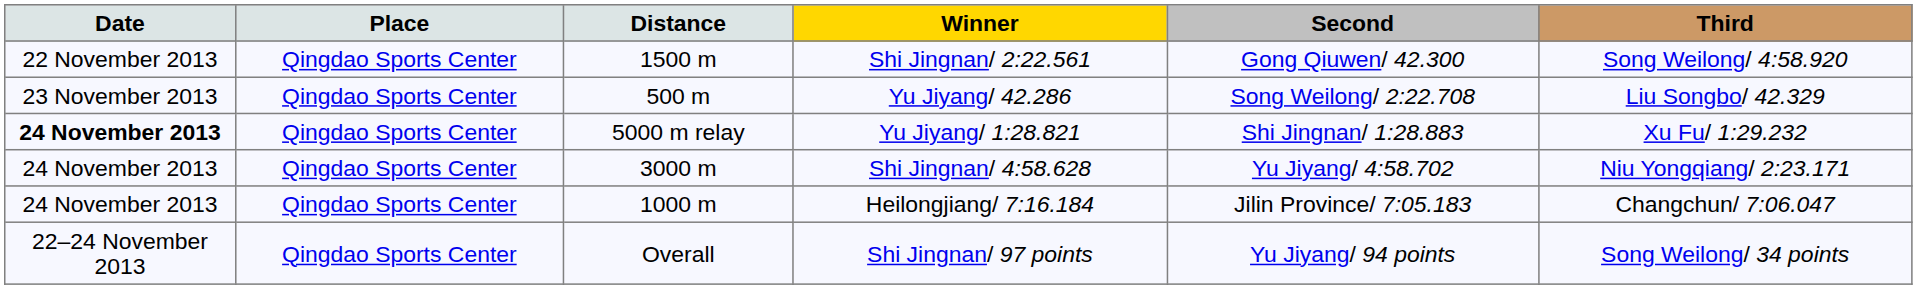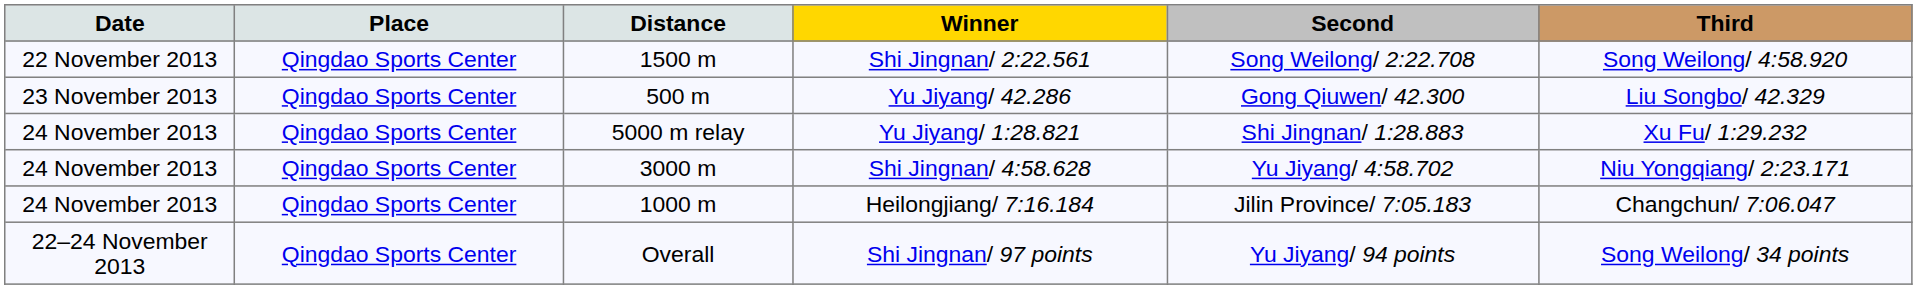(1353, 59) Gong Qiuwen/ 42.300 -> (1353, 59) Song Weilong/ 2:22.708
(1353, 95) Song Weilong/ 2:22.708 -> (1353, 95) Gong Qiuwen/ 42.300
(120, 132) bold -> (120, 132) normal
